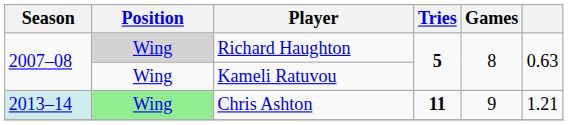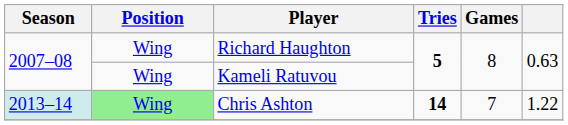(153, 47) lightgrey background -> (153, 47) no background
(437, 104) 11 -> (437, 104) 14
(492, 104) 9 -> (492, 104) 7
(542, 104) 1.21 -> (542, 104) 1.22
